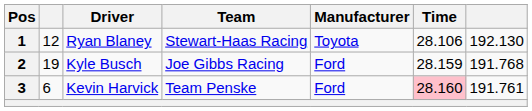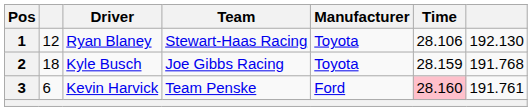(51, 64) 19 -> (51, 64) 18
(330, 64) Ford -> (336, 64) Toyota
